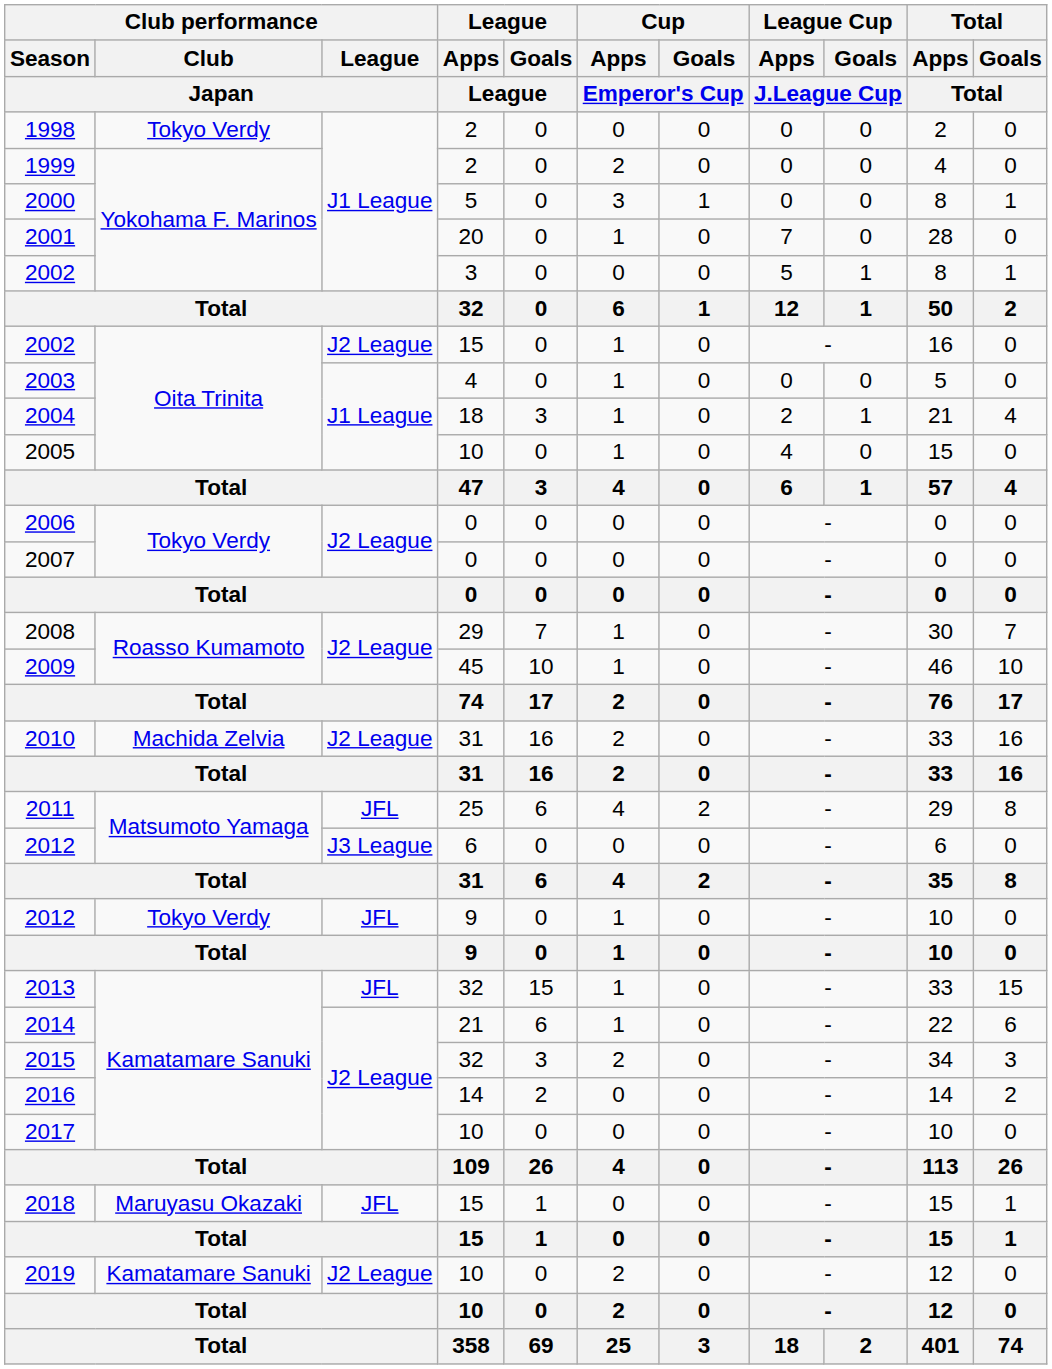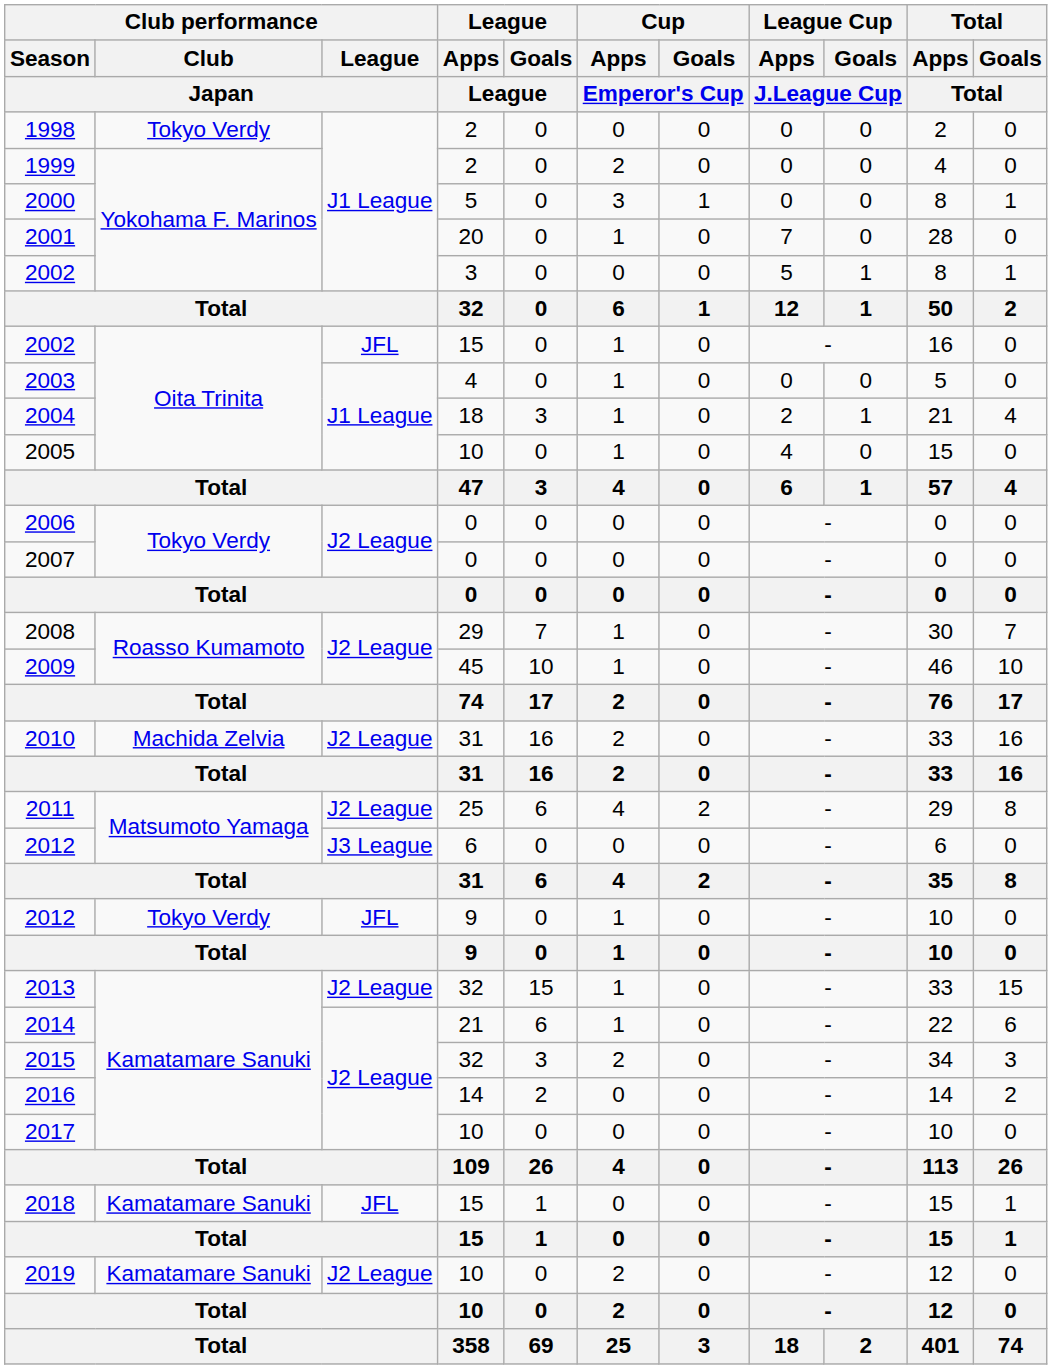(380, 344) J2 League -> (380, 344) JFL
(380, 809) JFL -> (380, 809) J2 League
(380, 988) JFL -> (380, 988) J2 League
(209, 1203) Maruyasu Okazaki -> (209, 1203) Kamatamare Sanuki
